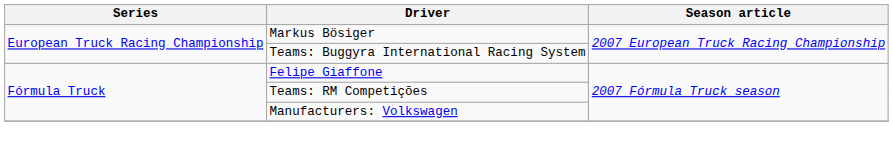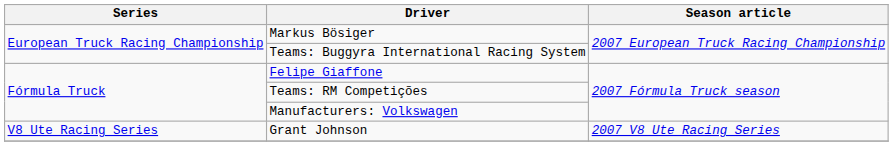+ row: (318, 131)
